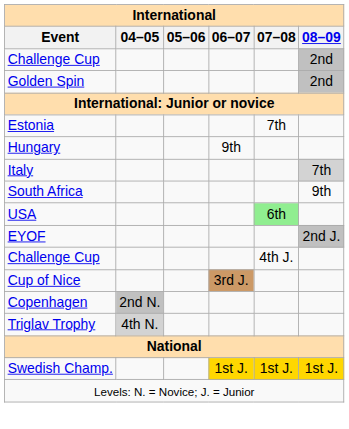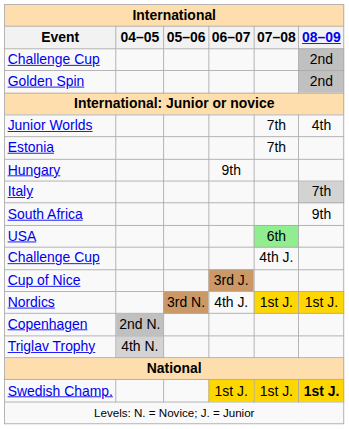+ row: (50, 125)
- row: (27, 236)
+ row: (31, 302)
(321, 368) normal -> (321, 390) bold
